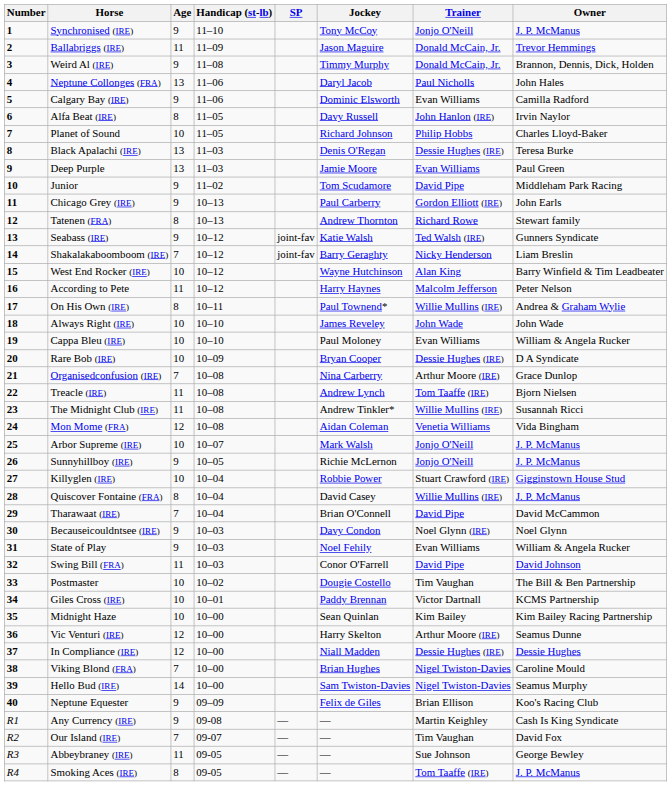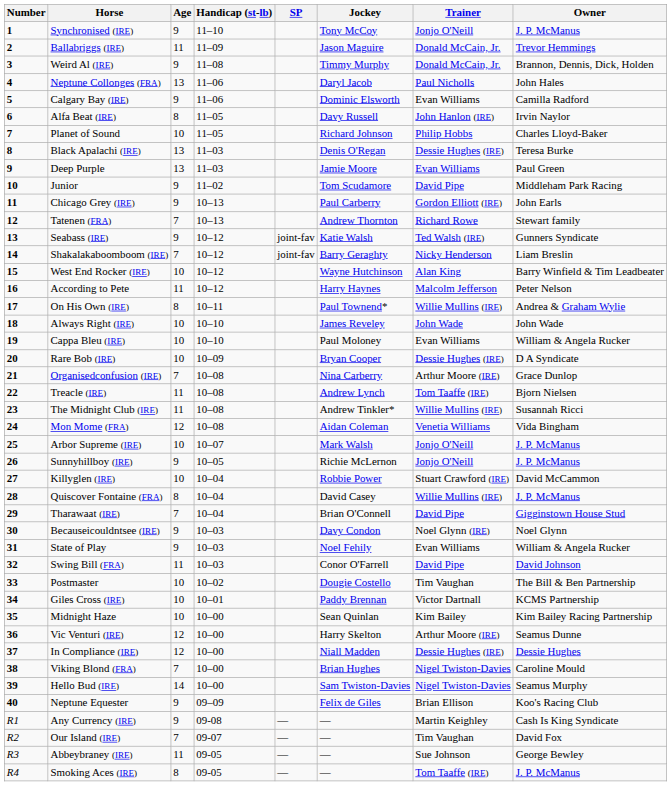(176, 220) 8 -> (176, 220) 7
(571, 479) Gigginstown House Stud -> (558, 479) David McCammon
(558, 513) David McCammon -> (571, 513) Gigginstown House Stud
